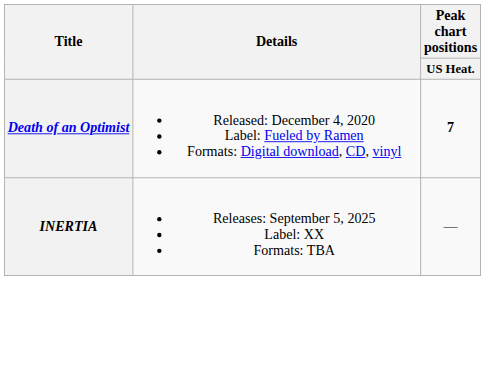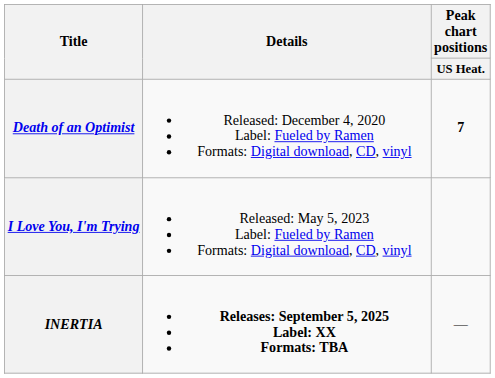+ row: (74, 226)
(277, 234) normal -> (287, 332) bold
